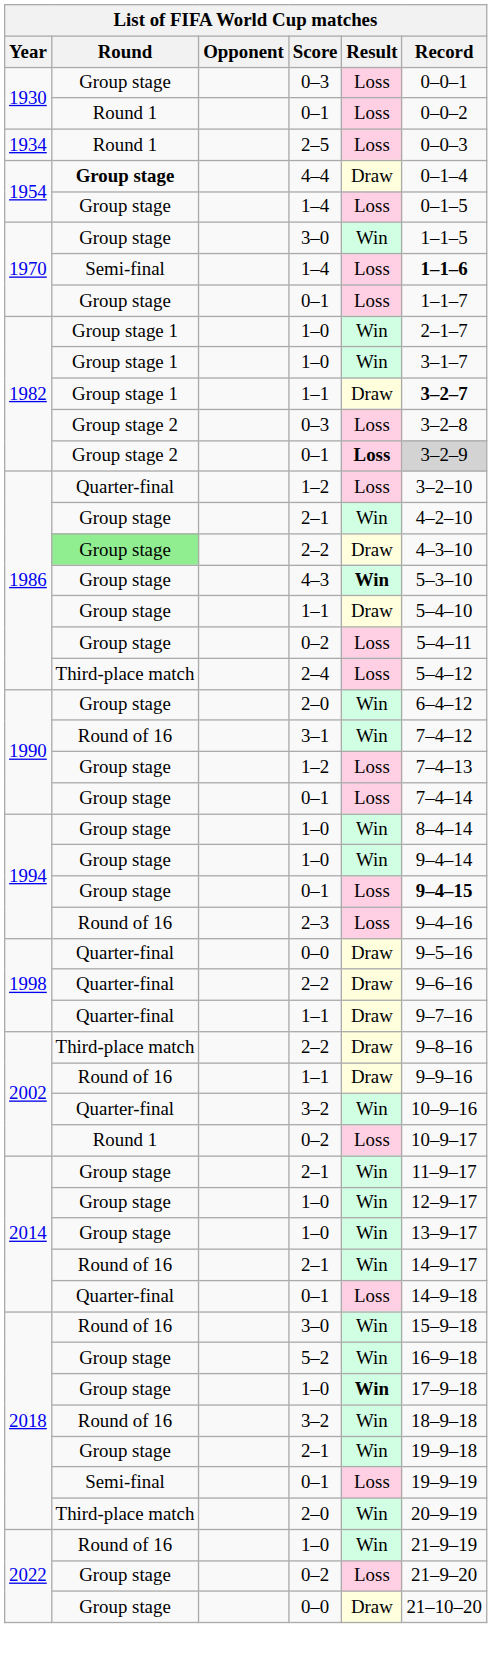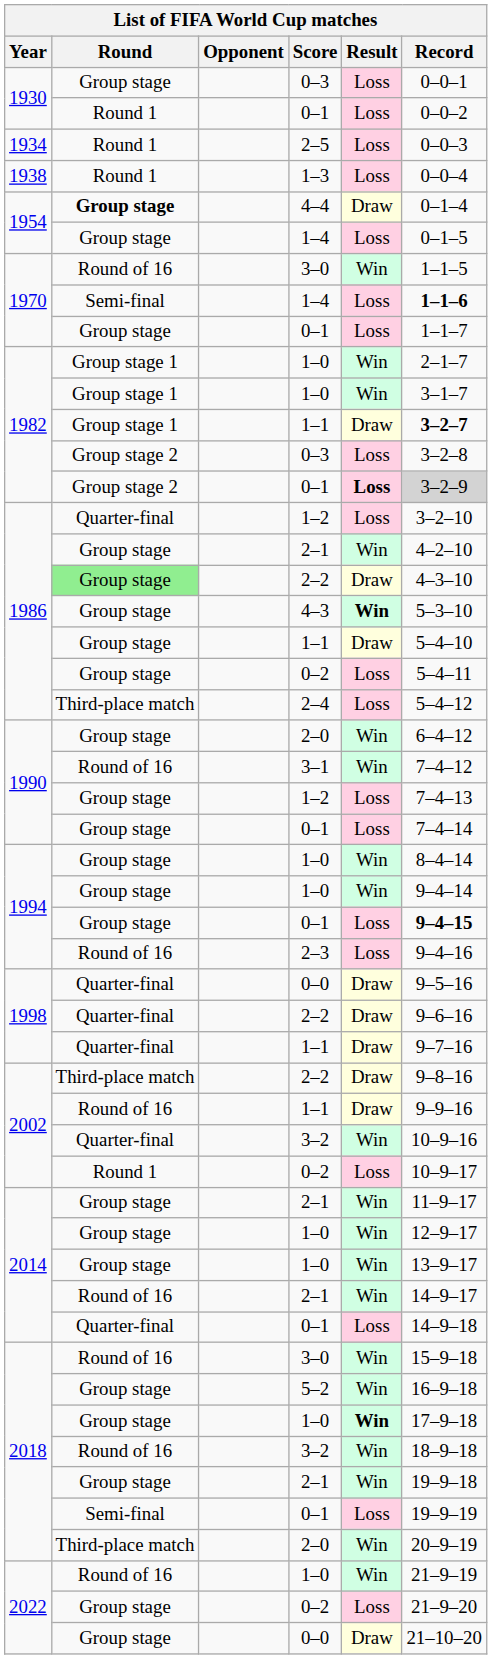+ row: (28, 176)
(125, 238) Group stage -> (125, 269) Round of 16
